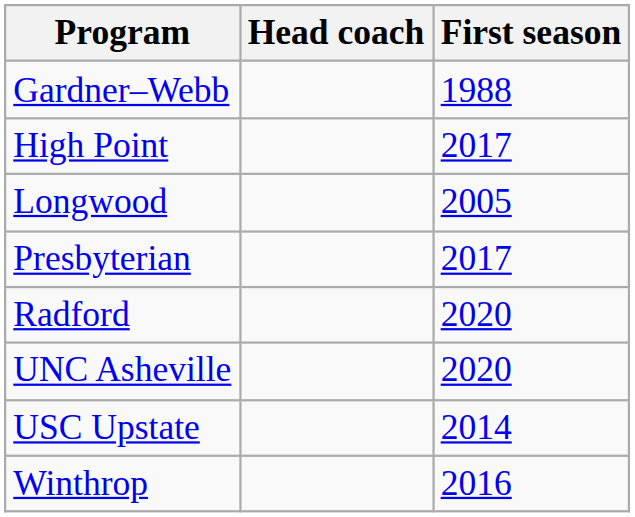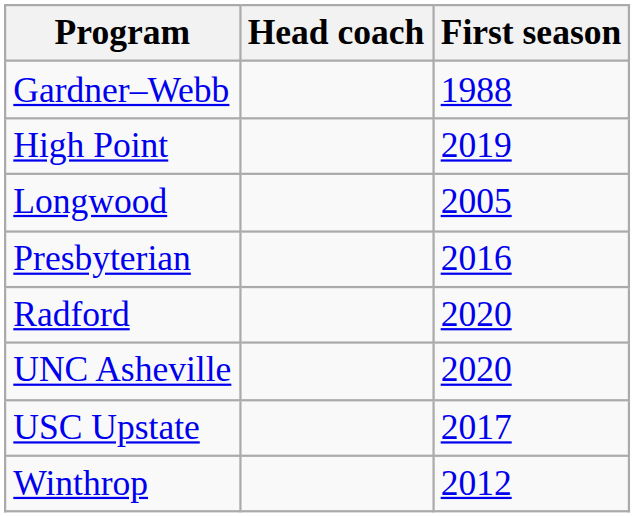(476, 145) 2017 -> (476, 145) 2019
(476, 257) 2017 -> (476, 257) 2016
(476, 426) 2014 -> (476, 426) 2017
(476, 483) 2016 -> (476, 483) 2012
